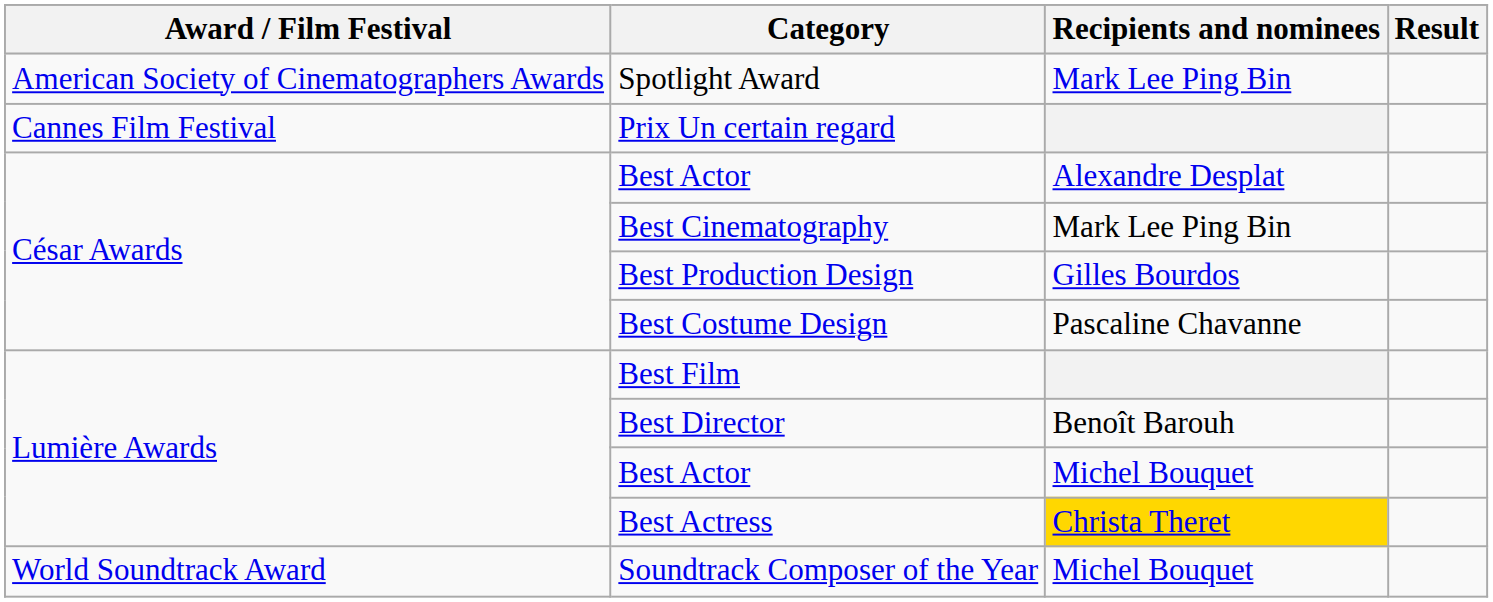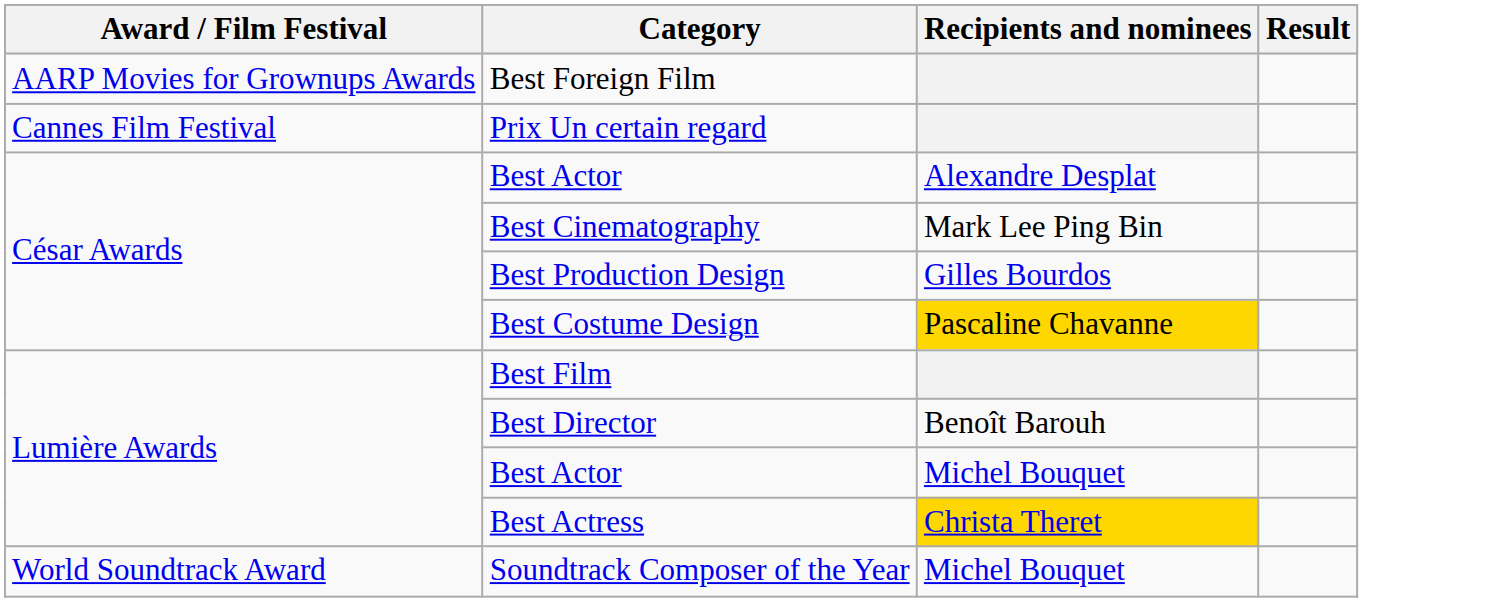+ row: (244, 78)
- row: (308, 78)
(1177, 324) no background -> (1048, 324) gold background
